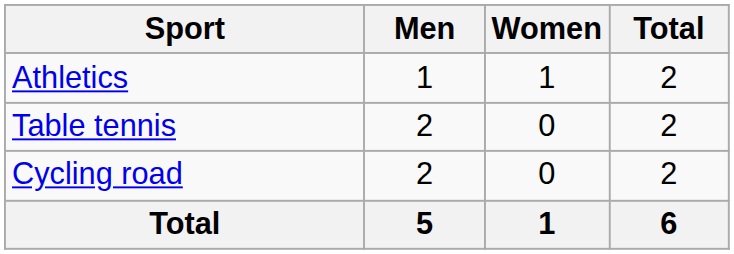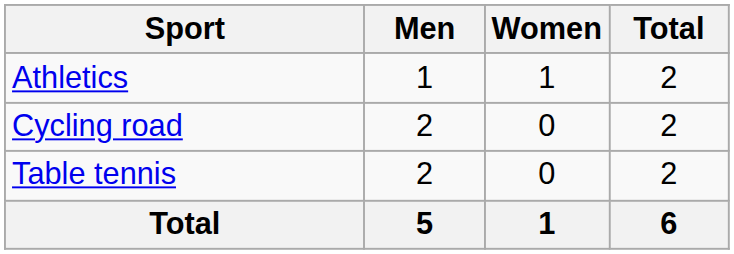rows swapped: (97, 175) <-> (94, 126)
